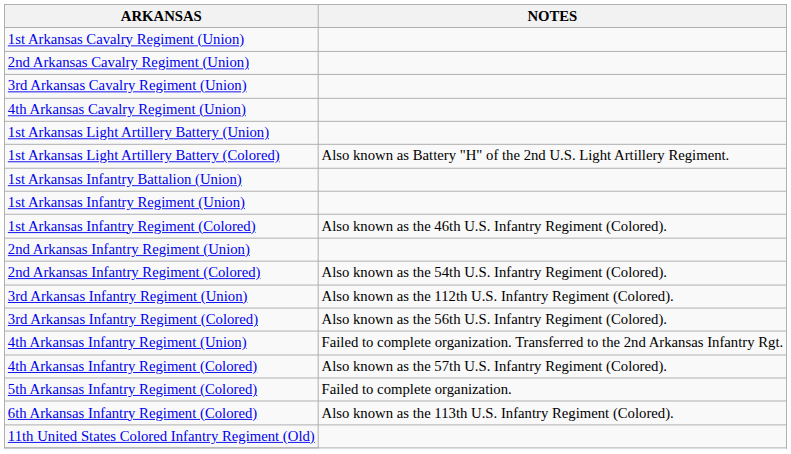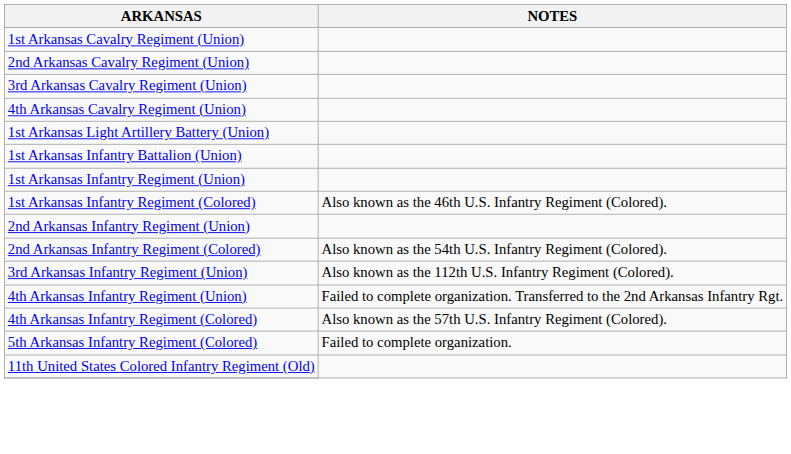- row: (144, 156)
- row: (133, 319)
- row: (133, 413)
